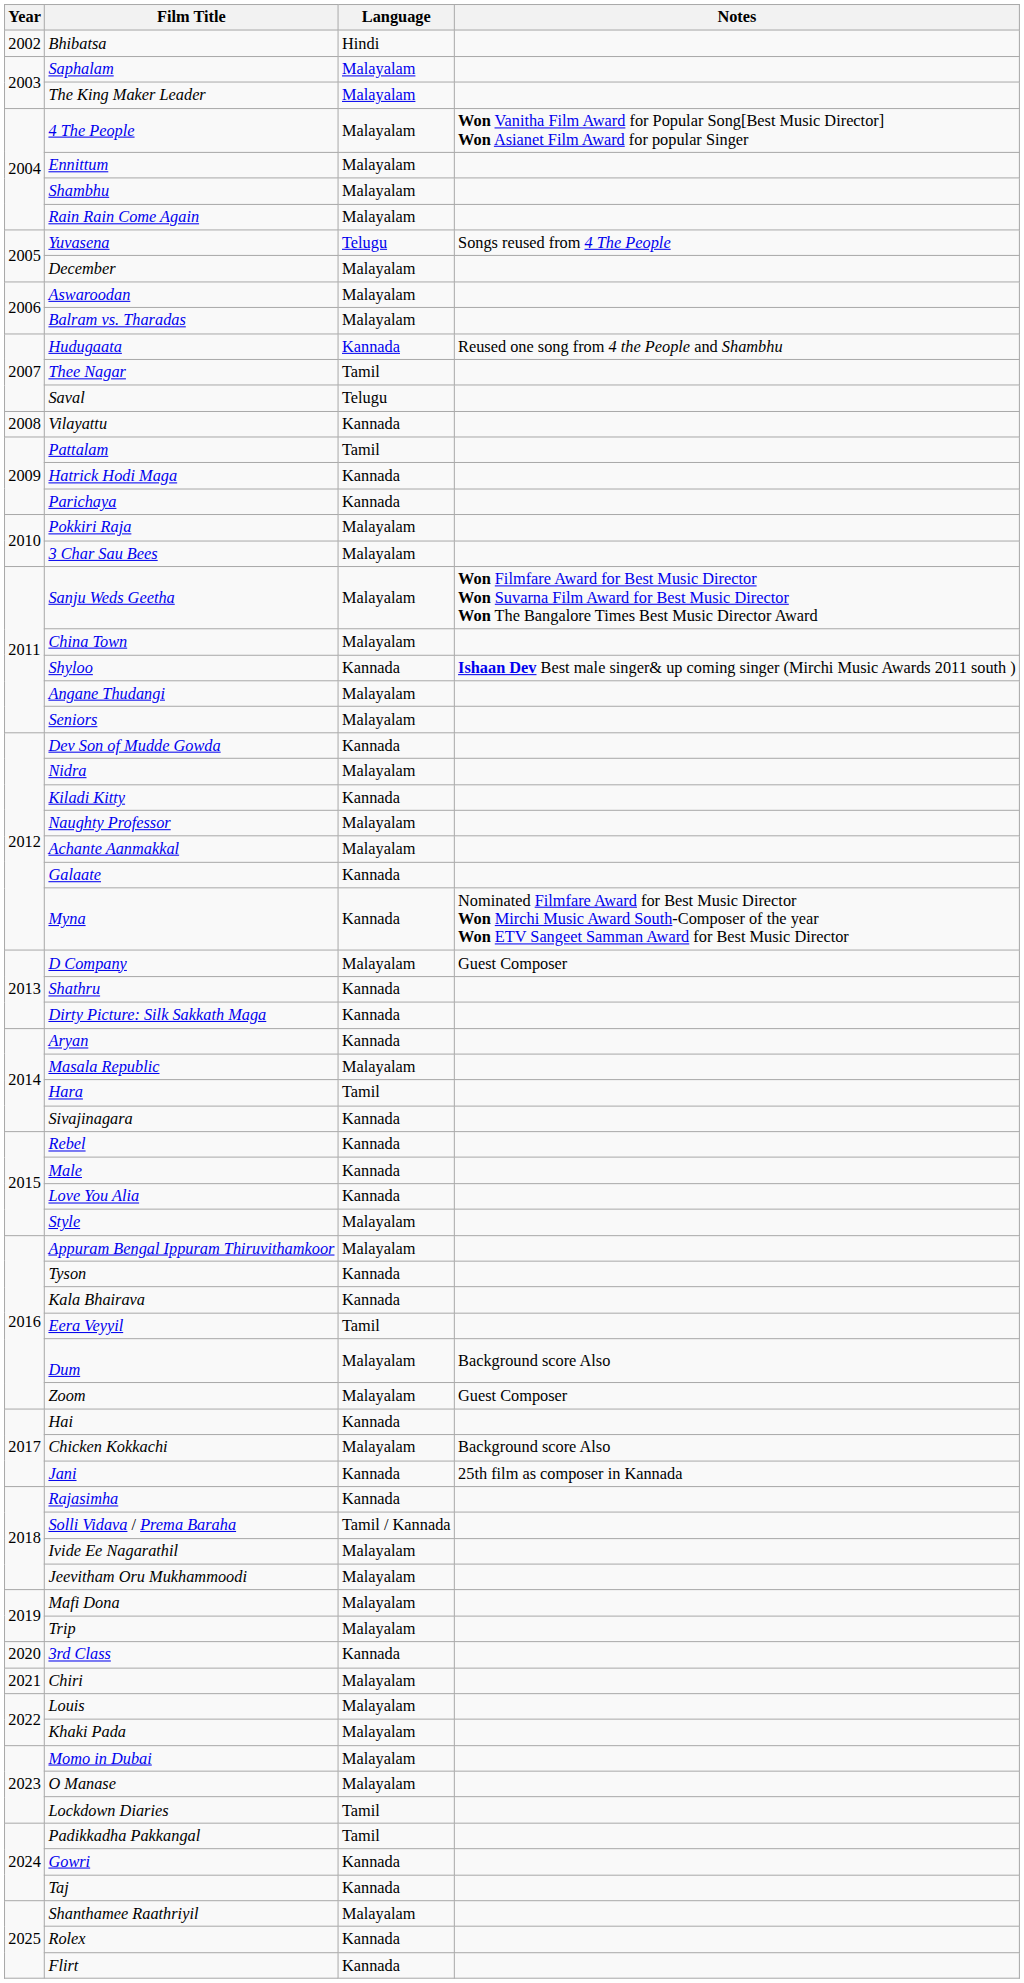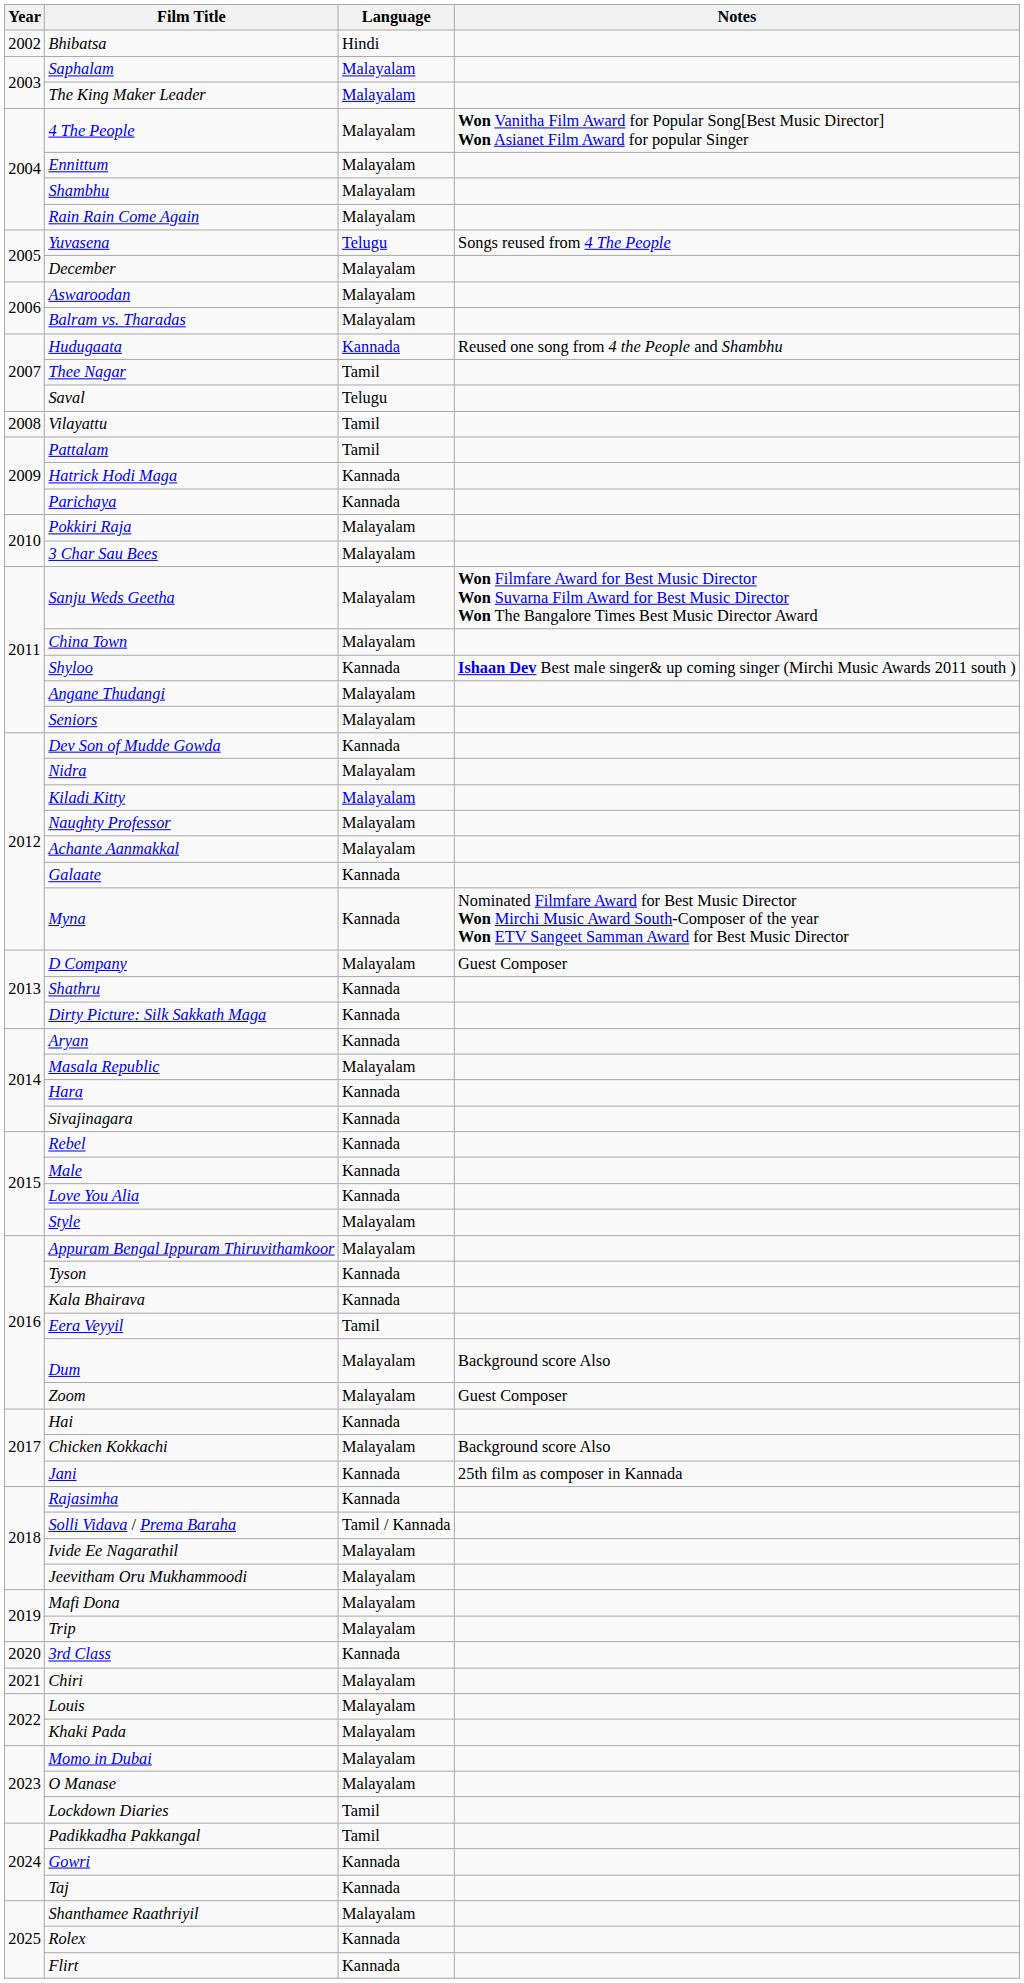(371, 424) Kannada -> (361, 424) Tamil
(371, 797) Kannada -> (379, 797) Malayalam
(361, 1092) Tamil -> (371, 1092) Kannada
